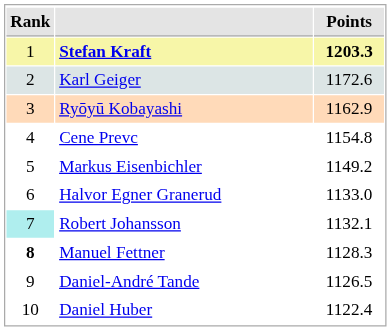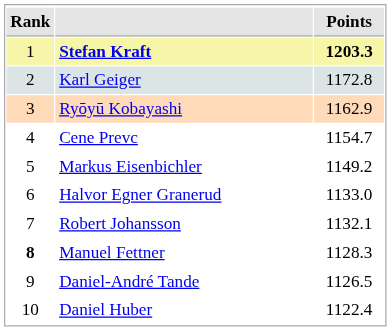(349, 80) 1172.6 -> (349, 80) 1172.8
(349, 137) 1154.8 -> (349, 137) 1154.7
(30, 223) paleturquoise background -> (30, 223) no background
